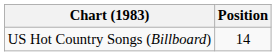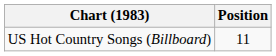(243, 39) 14 -> (243, 39) 11
